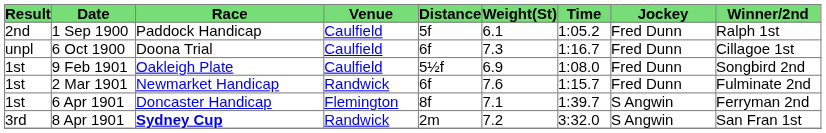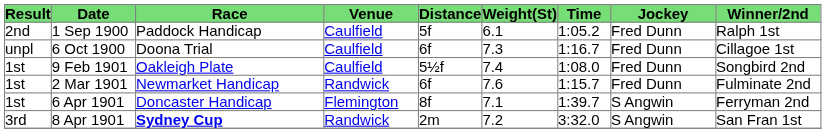(493, 66) 6.9 -> (493, 66) 7.4
